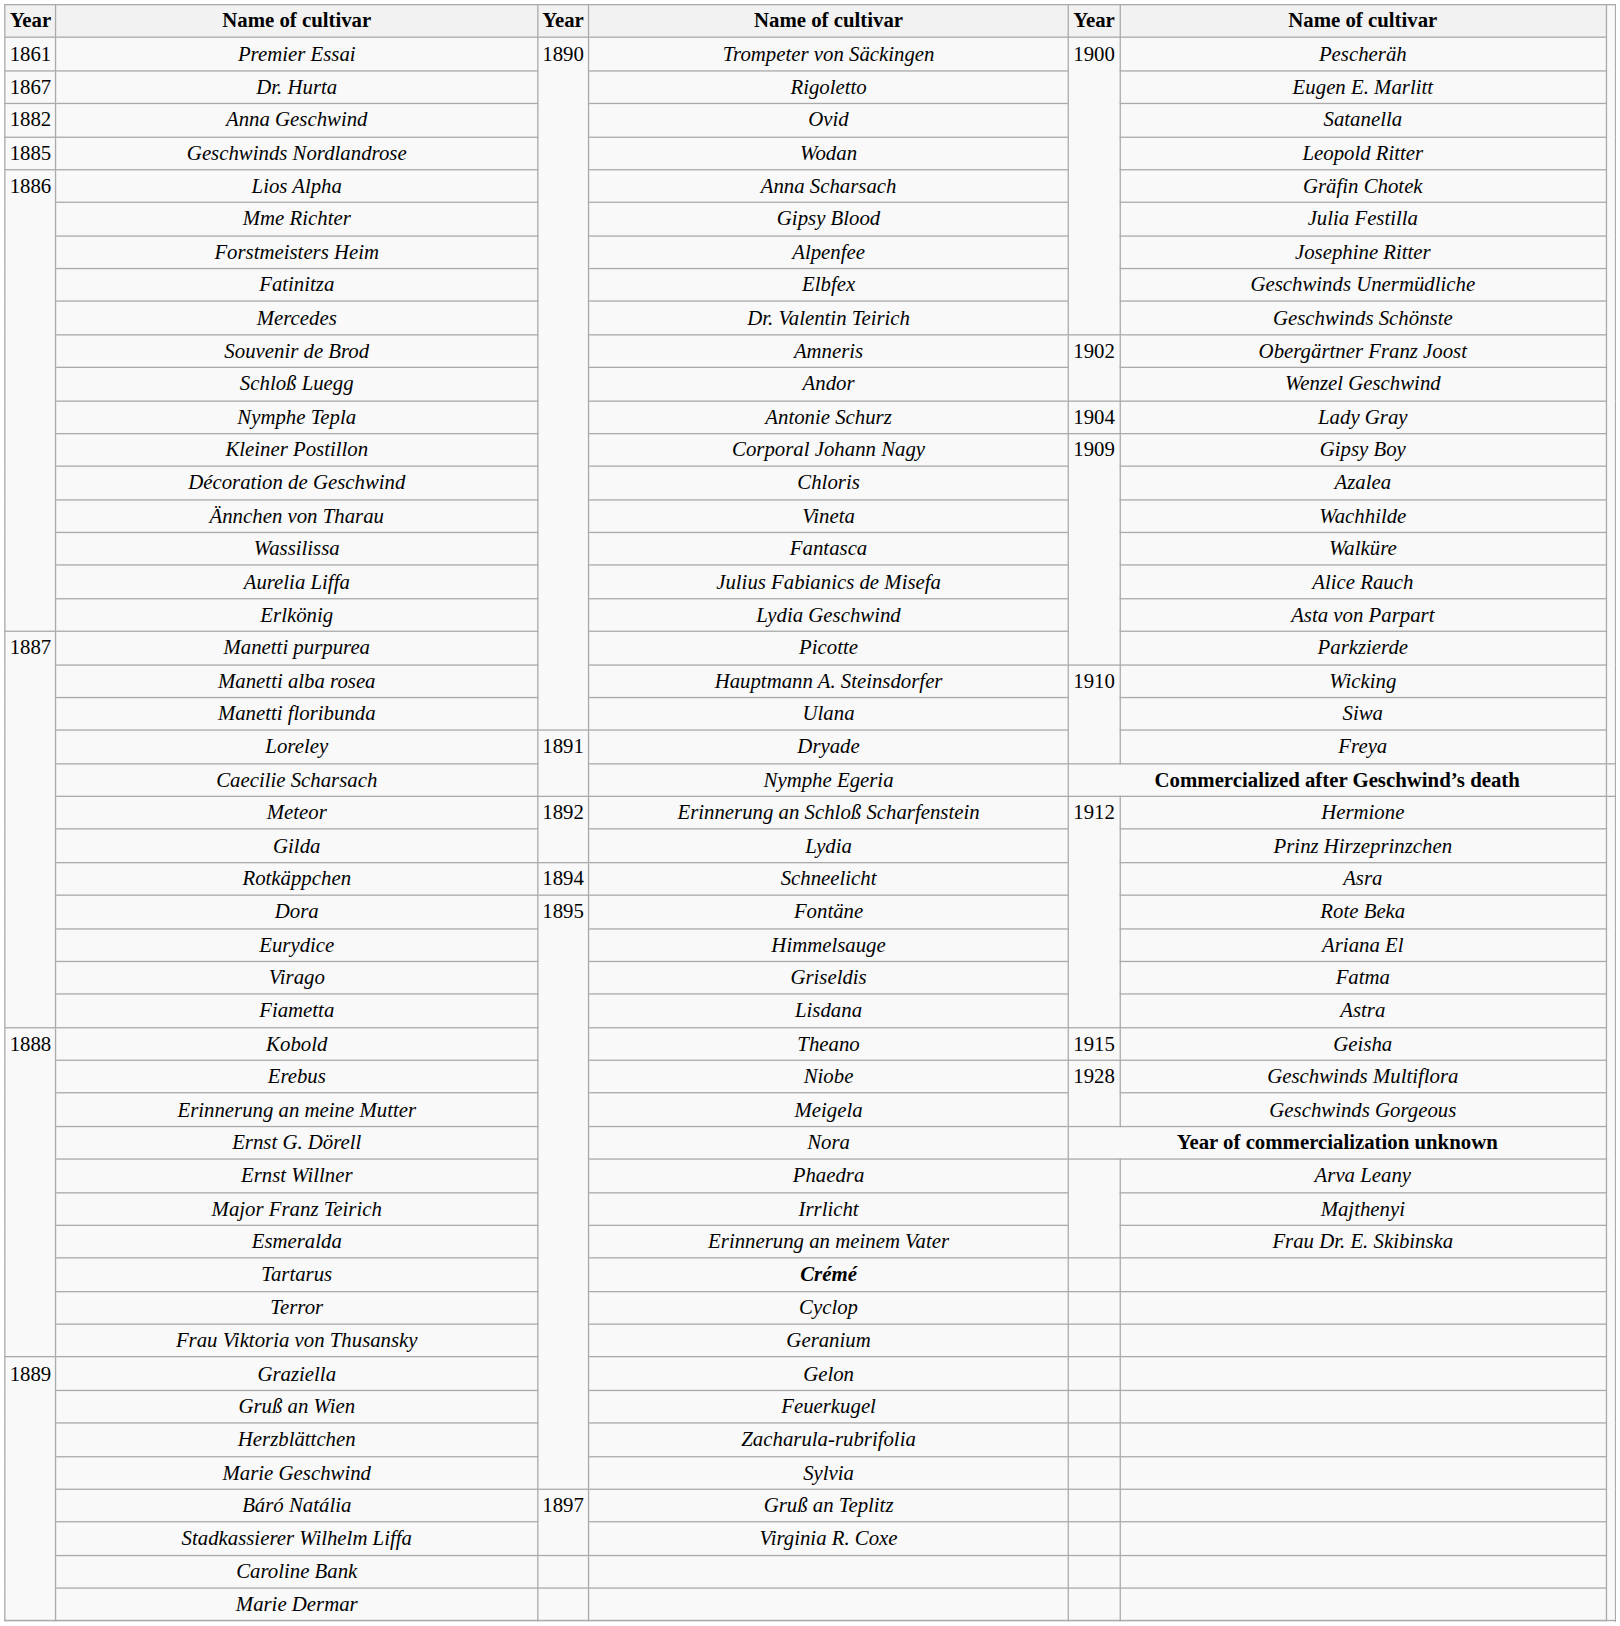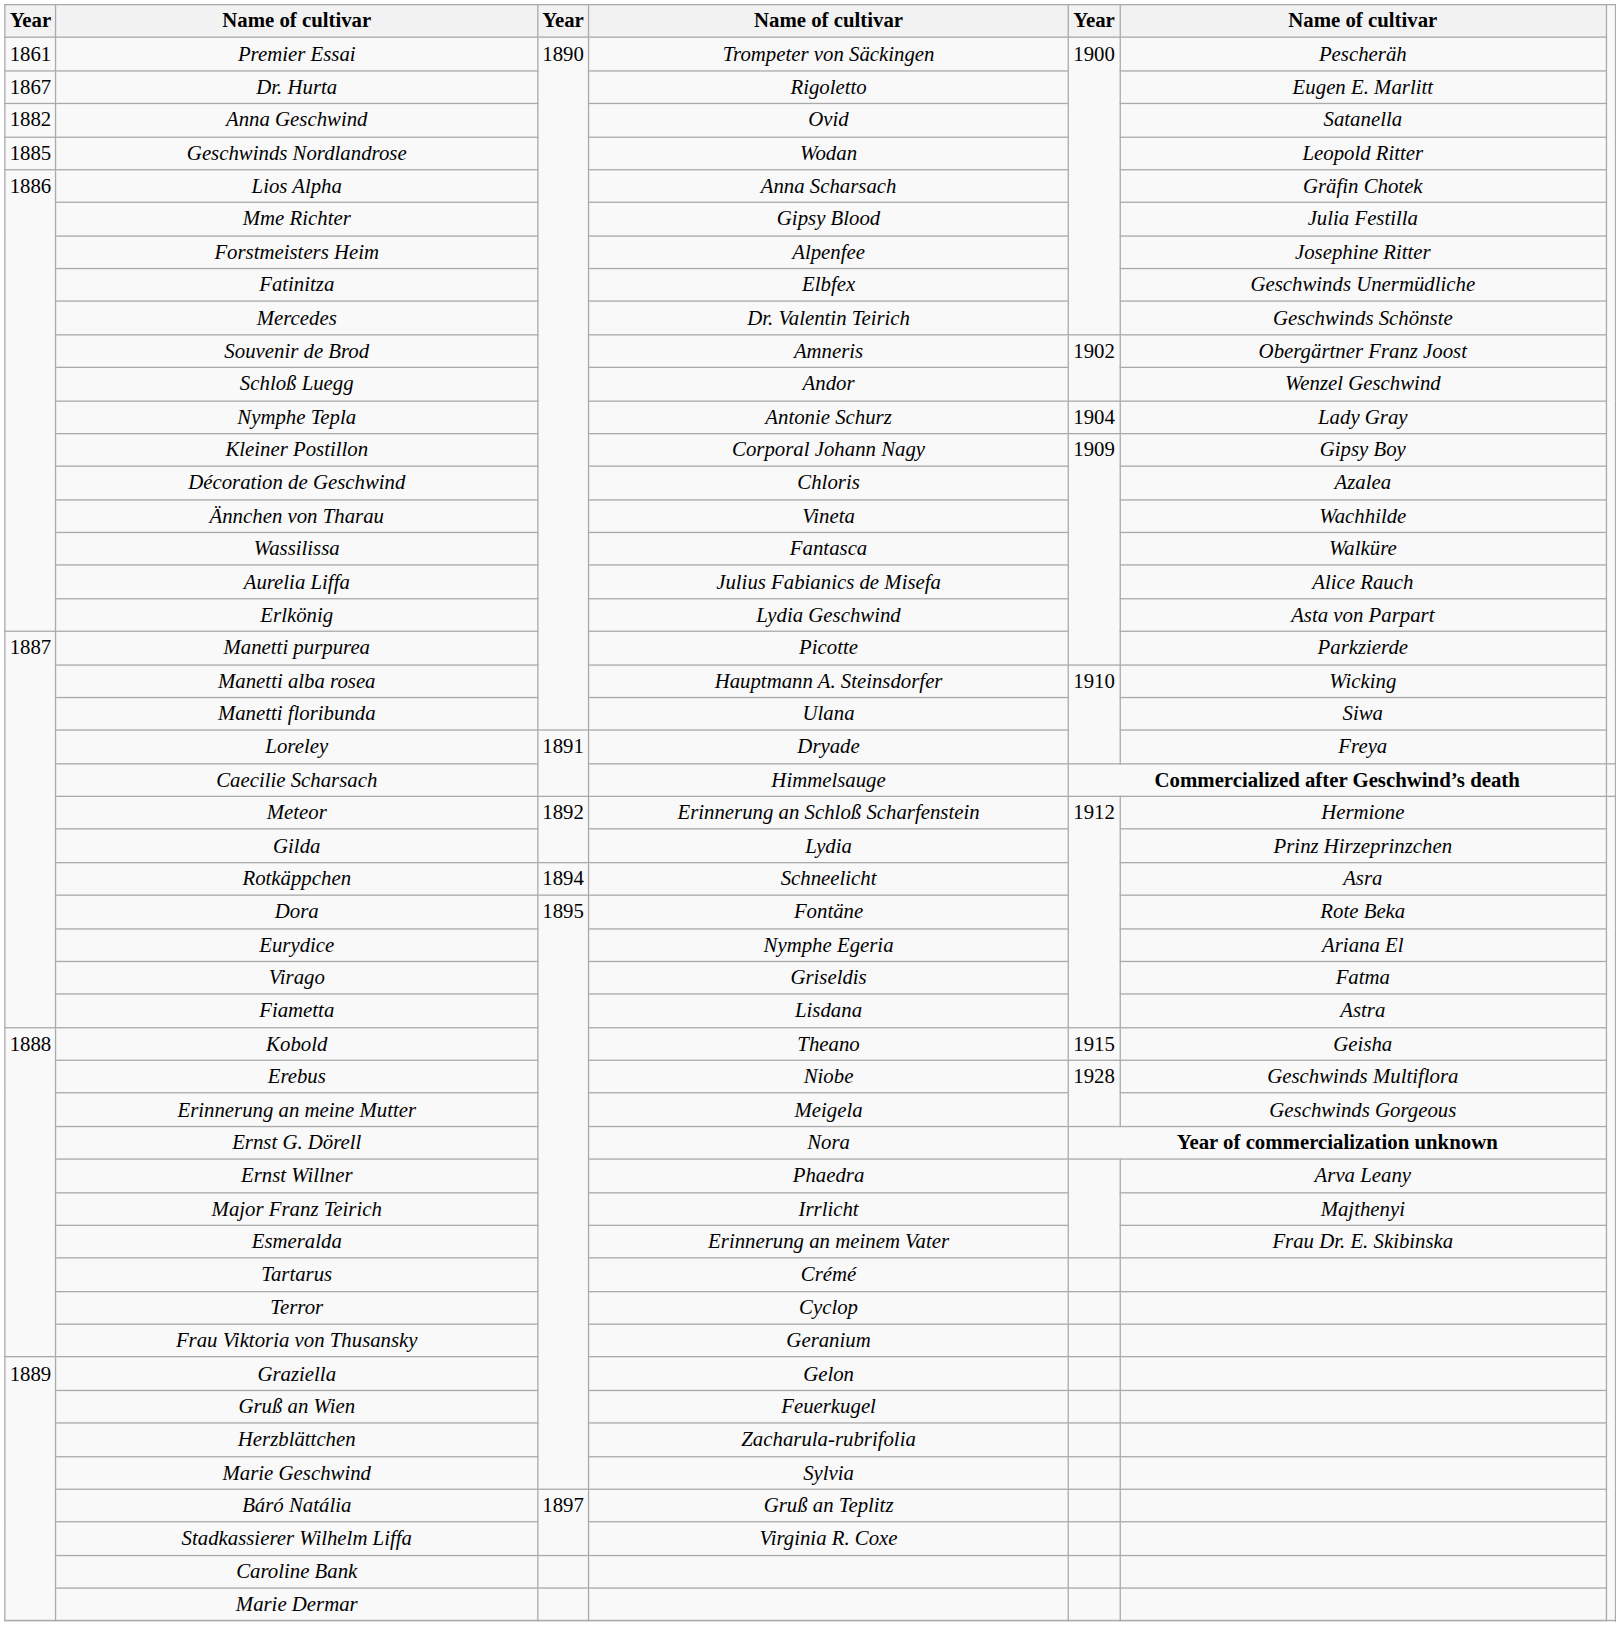(829, 779) Nymphe Egeria -> (829, 779) Himmelsauge
(829, 944) Himmelsauge -> (829, 944) Nymphe Egeria
(829, 1274) bold -> (829, 1274) normal
